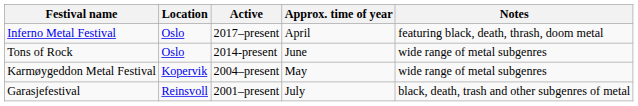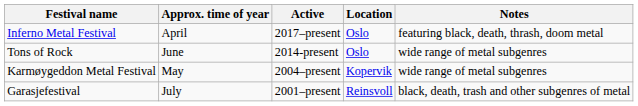columns swapped: (185, 14) <-> (339, 14)
